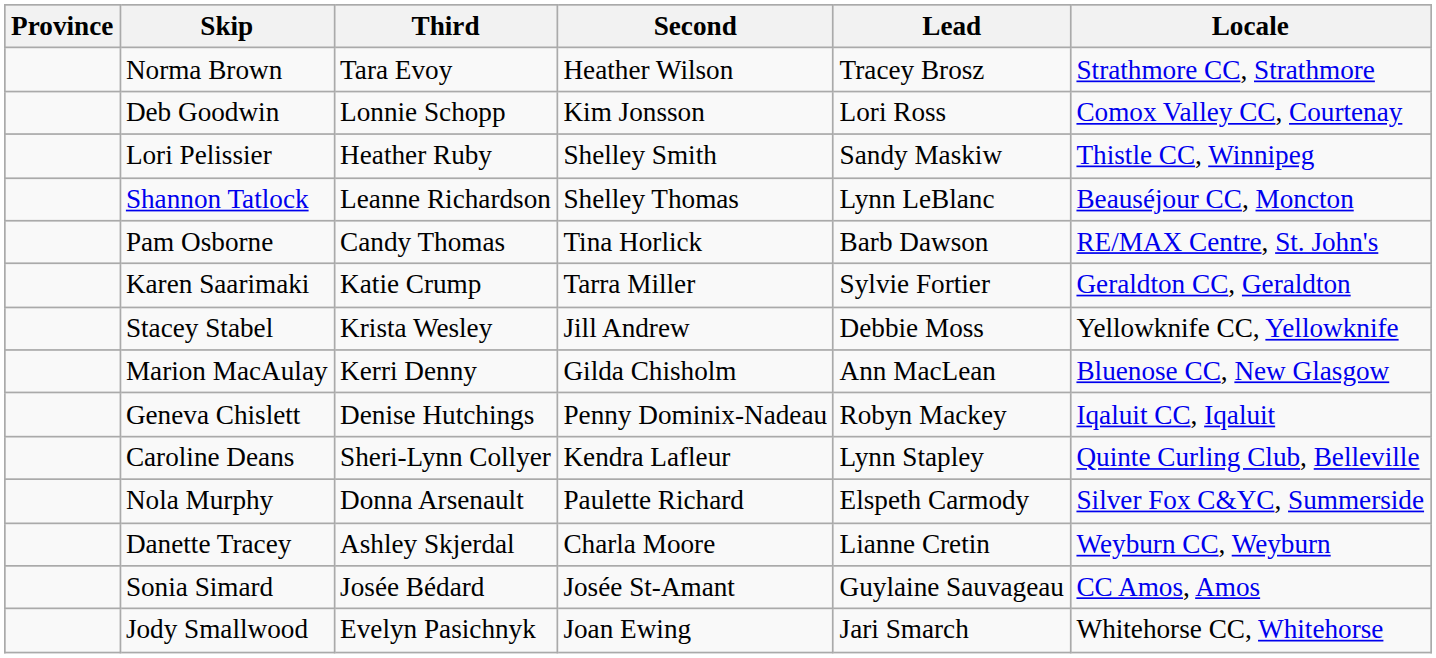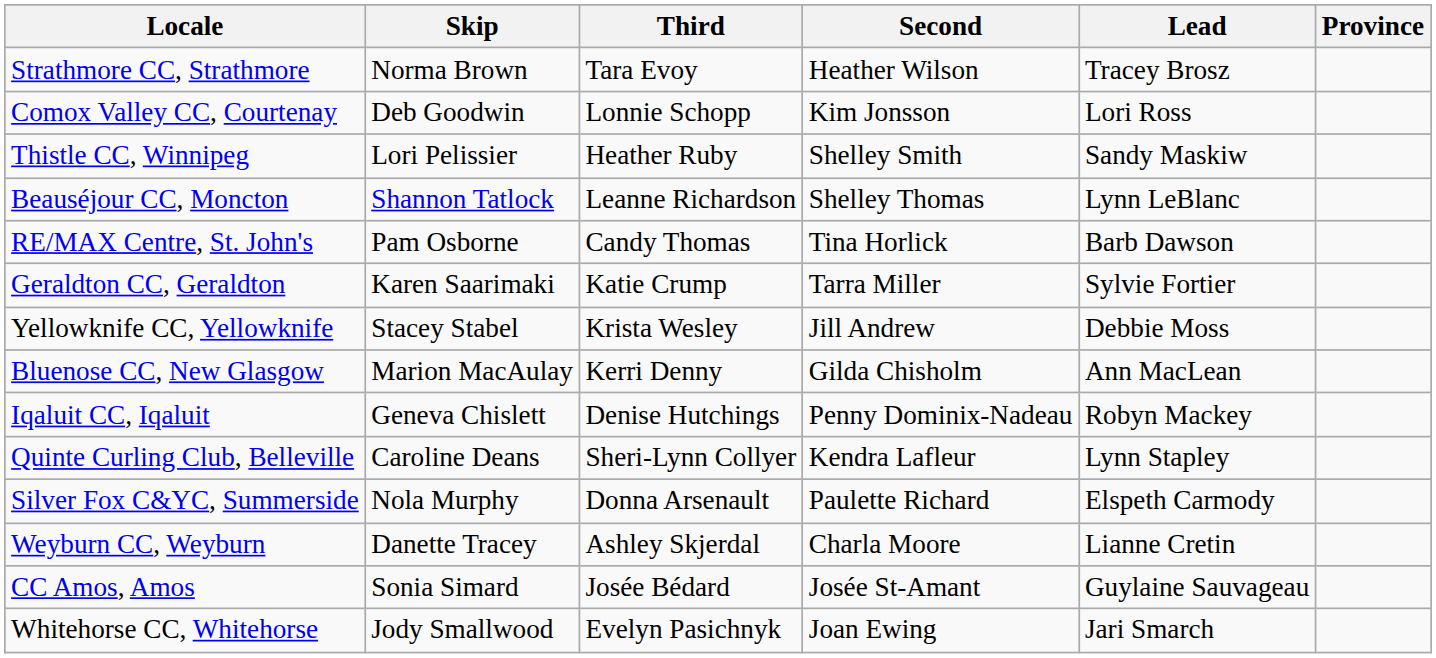columns swapped: (62, 26) <-> (1250, 26)
